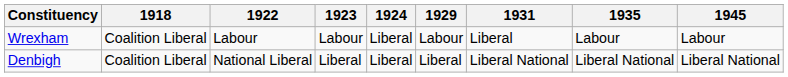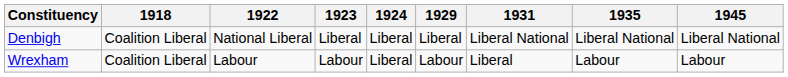rows swapped: (34, 60) <-> (38, 38)
